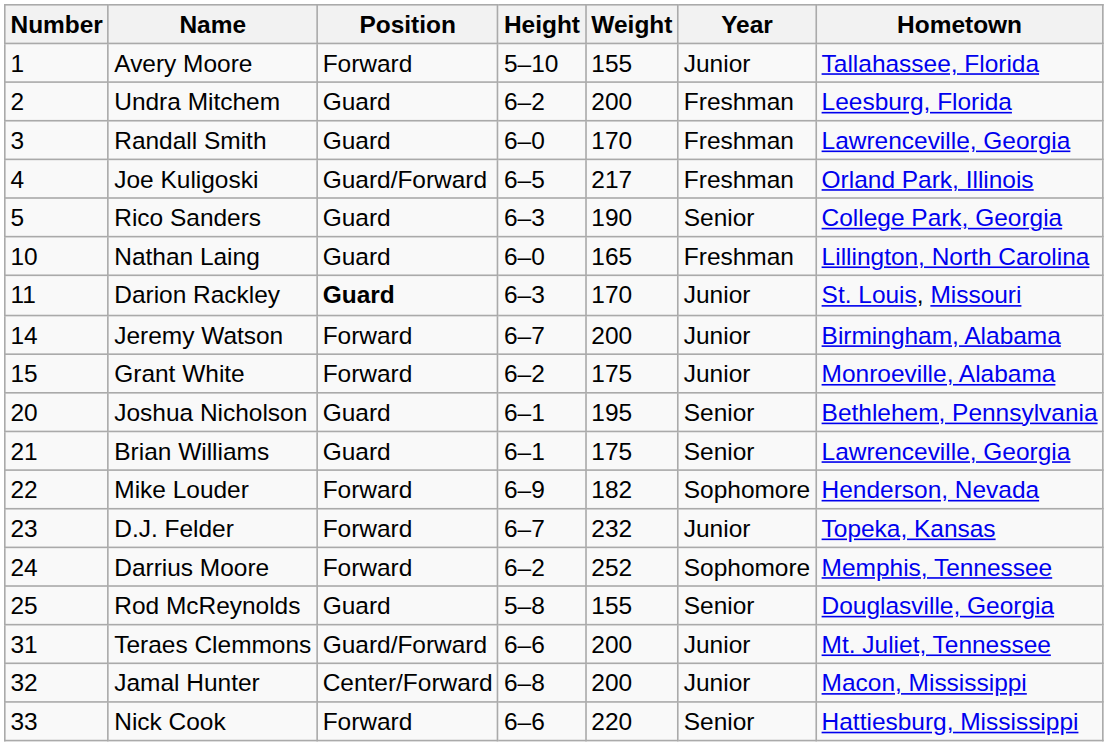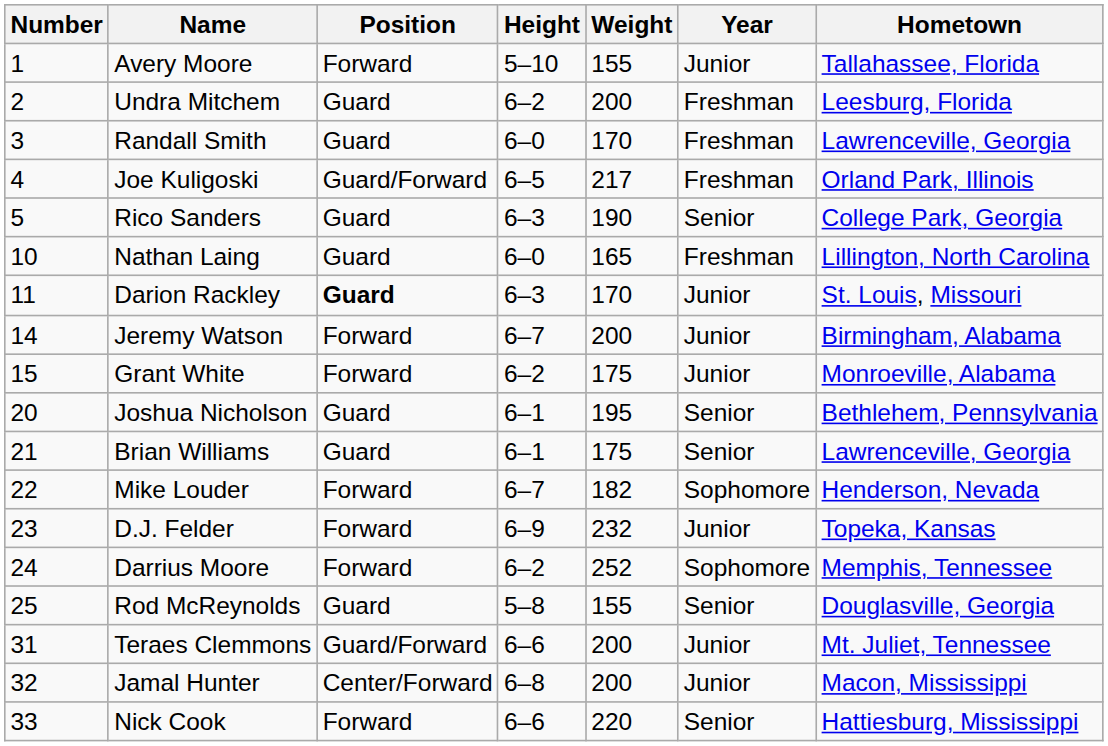(524, 489) 6–9 -> (524, 489) 6–7
(524, 528) 6–7 -> (524, 528) 6–9
